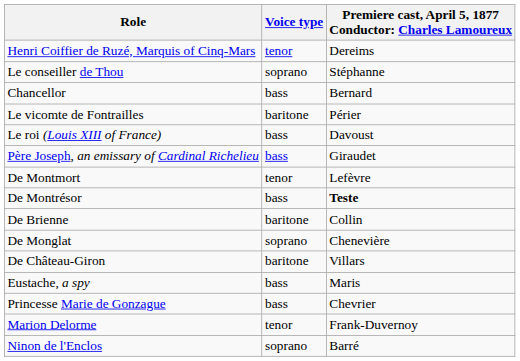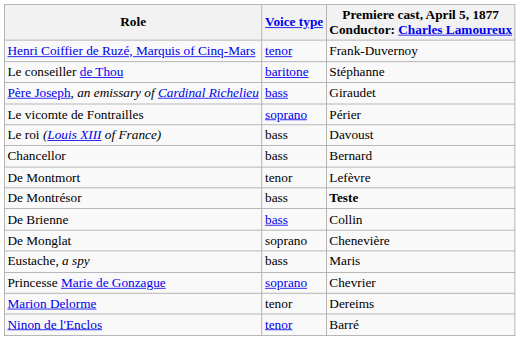(352, 51) Dereims -> (374, 51) Frank-Duvernoy
(286, 72) soprano -> (287, 72) baritone
rows swapped: (133, 156) <-> (37, 93)
(287, 114) baritone -> (286, 114) soprano
(287, 219) baritone -> (276, 219) bass
- row: (56, 261)
(276, 303) bass -> (286, 282) soprano
(374, 324) Frank-Duvernoy -> (352, 303) Dereims
(286, 345) soprano -> (279, 324) tenor
